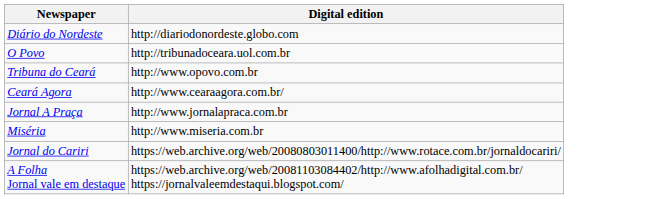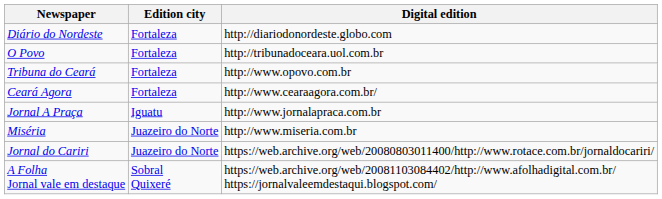+ column: (175, 14)
